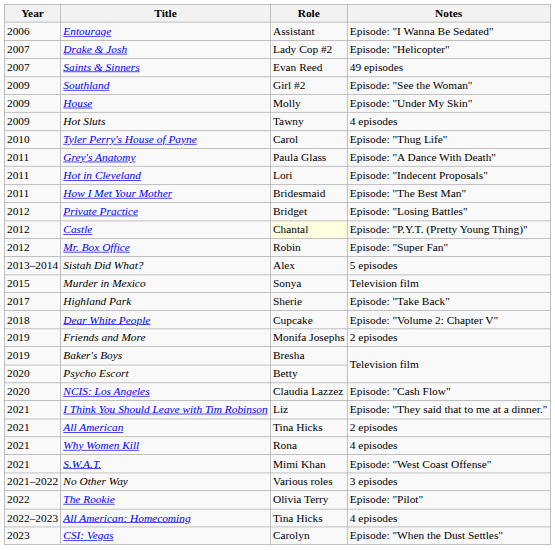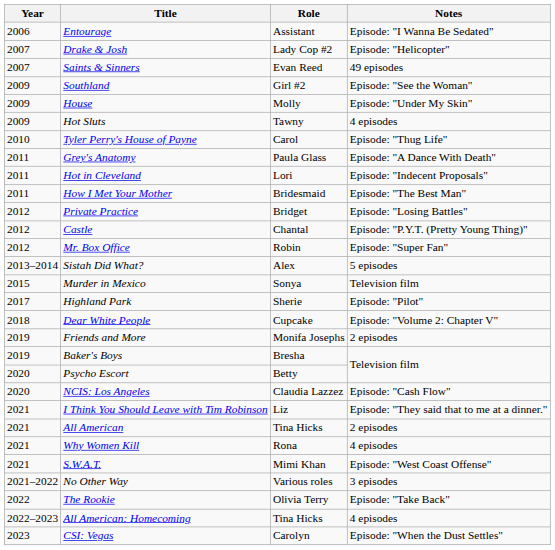(291, 229) lightyellow background -> (291, 229) no background
(400, 301) Episode: "Take Back" -> (386, 301) Episode: "Pilot"
(386, 499) Episode: "Pilot" -> (400, 499) Episode: "Take Back"
